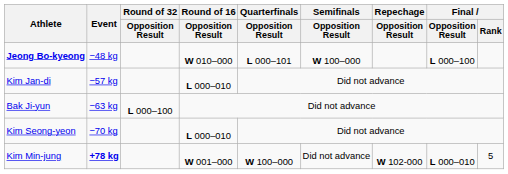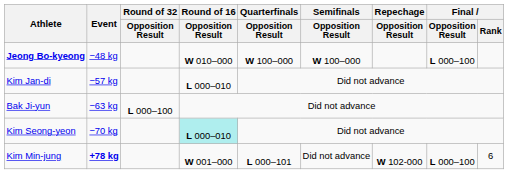(269, 61) L 000–101 -> (269, 61) W 100–000
(209, 137) no background -> (209, 137) paleturquoise background
(269, 162) W 100–000 -> (269, 162) L 000–101
(452, 162) L 000–010 -> (452, 162) L 000–100
(491, 157) 5 -> (491, 157) 6
